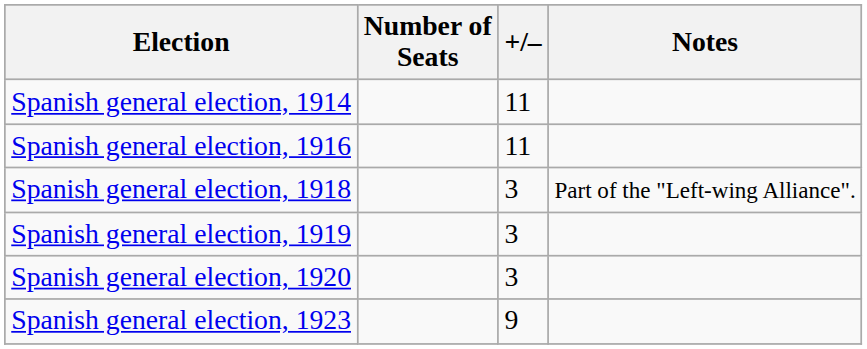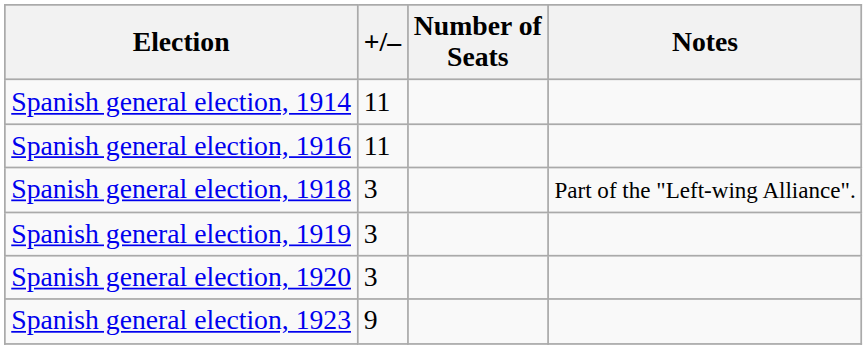columns swapped: (428, 42) <-> (523, 42)
